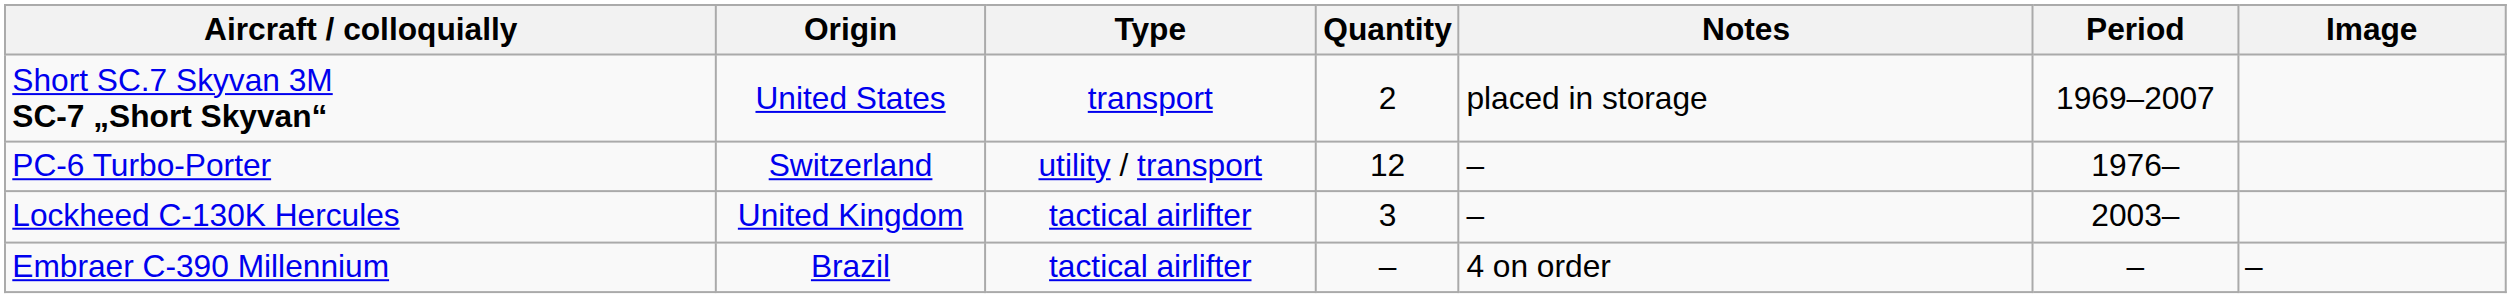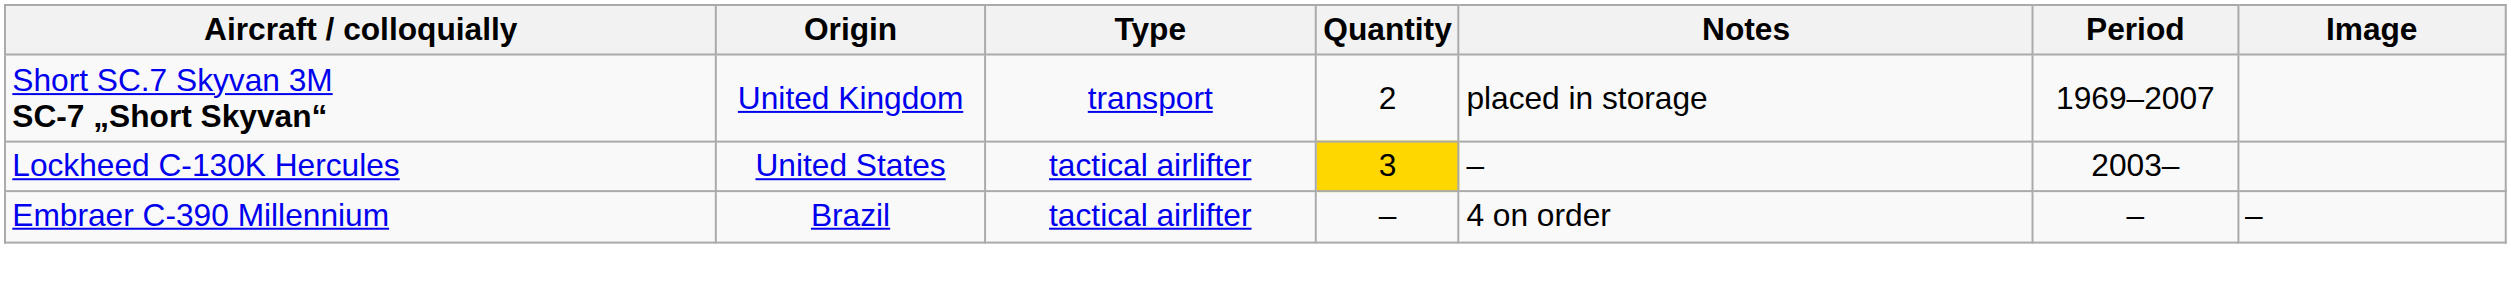(851, 97) United States -> (851, 97) United Kingdom
- row: (142, 165)
(851, 215) United Kingdom -> (851, 165) United States
(1388, 215) no background -> (1388, 165) gold background
